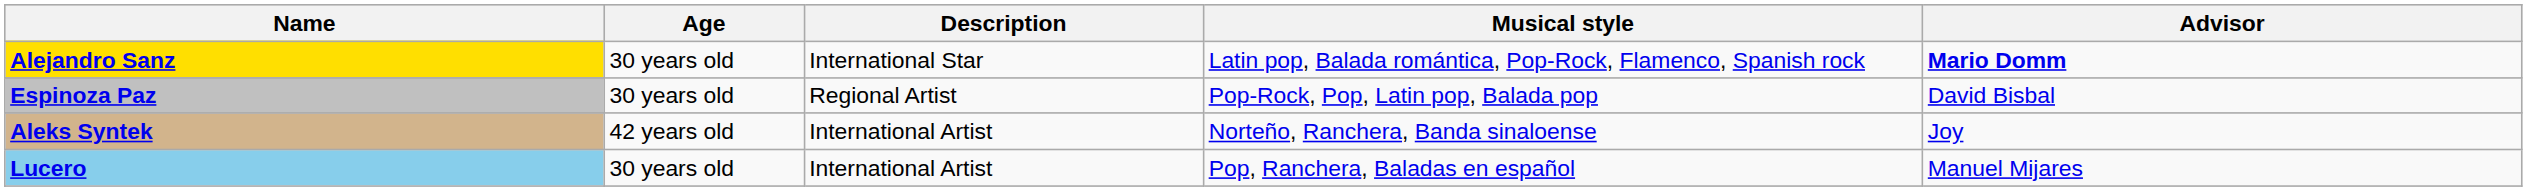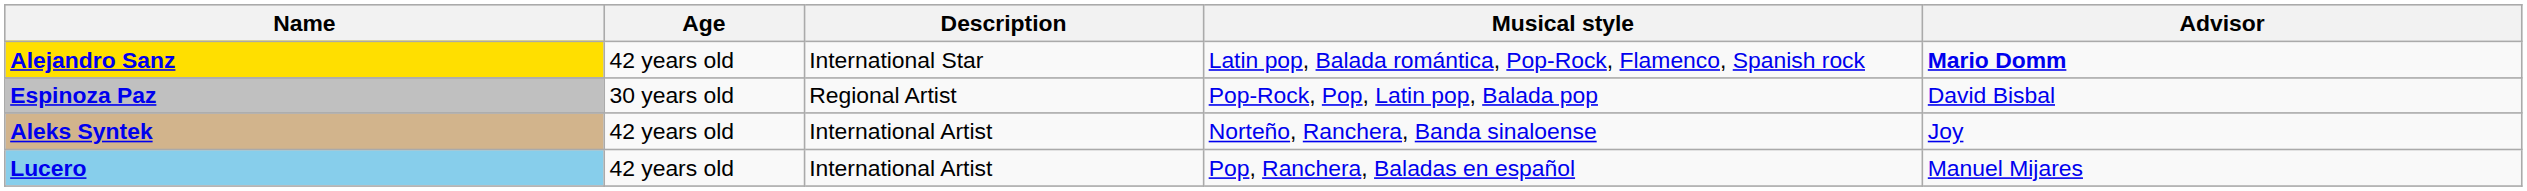(672, 59) 30 years old -> (672, 59) 42 years old
(672, 168) 30 years old -> (672, 168) 42 years old
